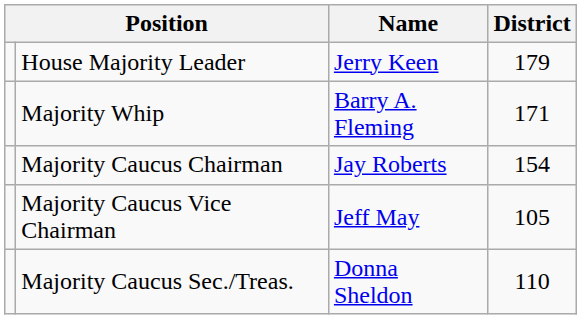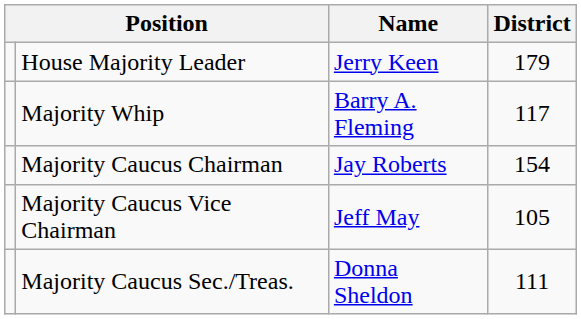(532, 113) 171 -> (532, 113) 117
(532, 281) 110 -> (532, 281) 111
